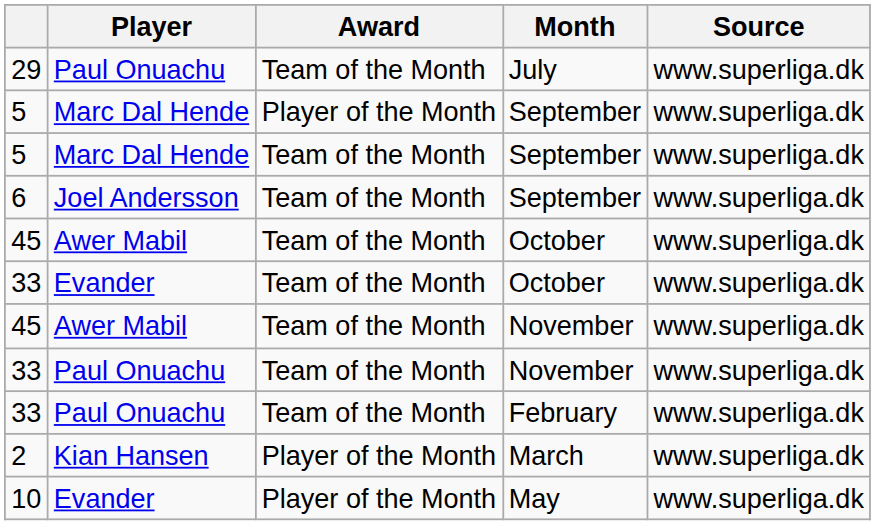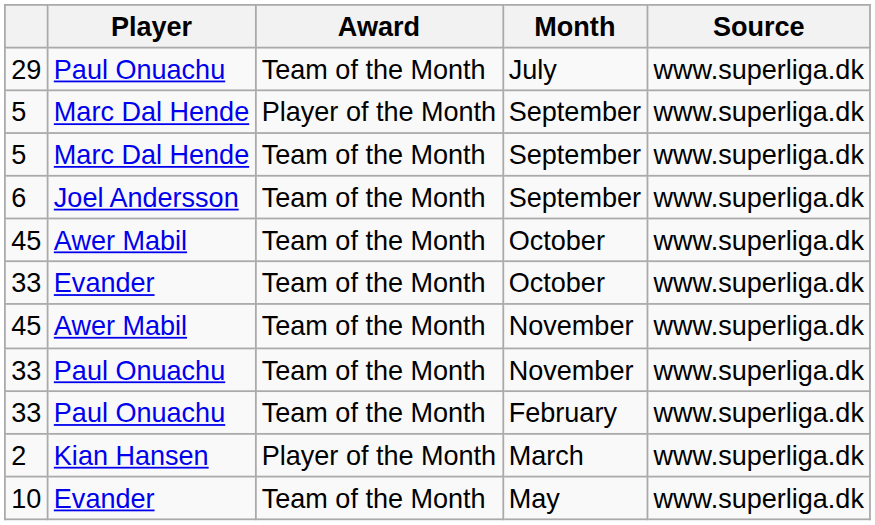(379, 498) Player of the Month -> (374, 498) Team of the Month
